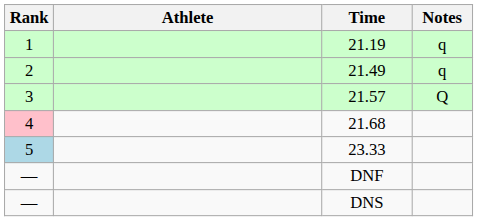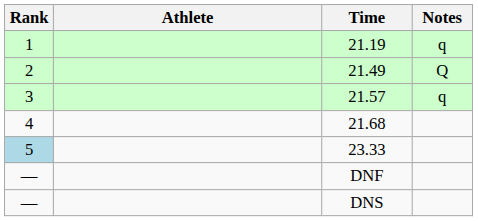(442, 70) q -> (442, 70) Q
(442, 96) Q -> (442, 96) q
(29, 123) pink background -> (29, 123) no background
